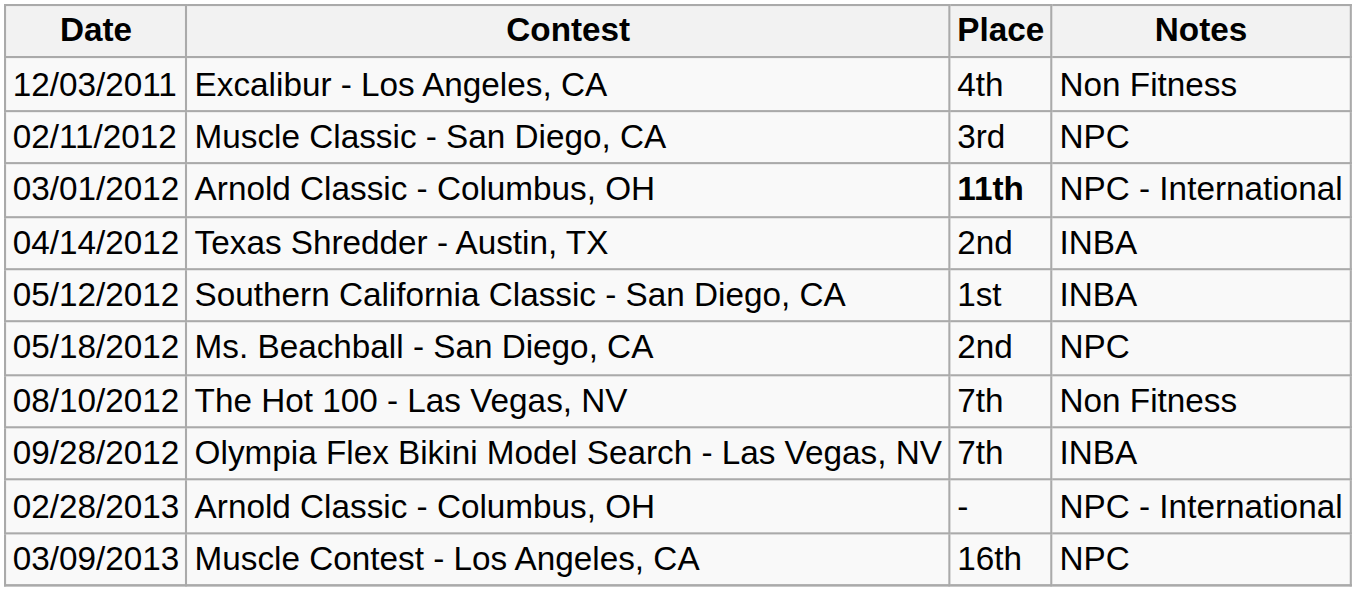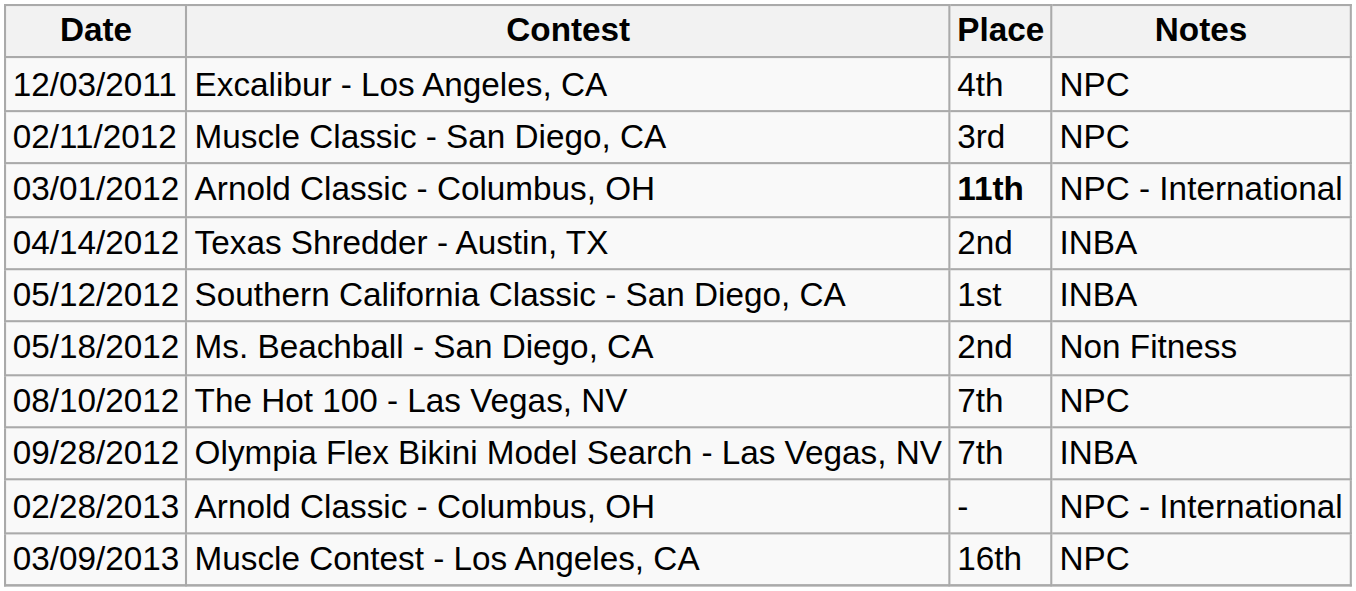(1148, 83) Non Fitness -> (1095, 83) NPC
(1095, 347) NPC -> (1148, 347) Non Fitness
(1148, 400) Non Fitness -> (1095, 400) NPC
